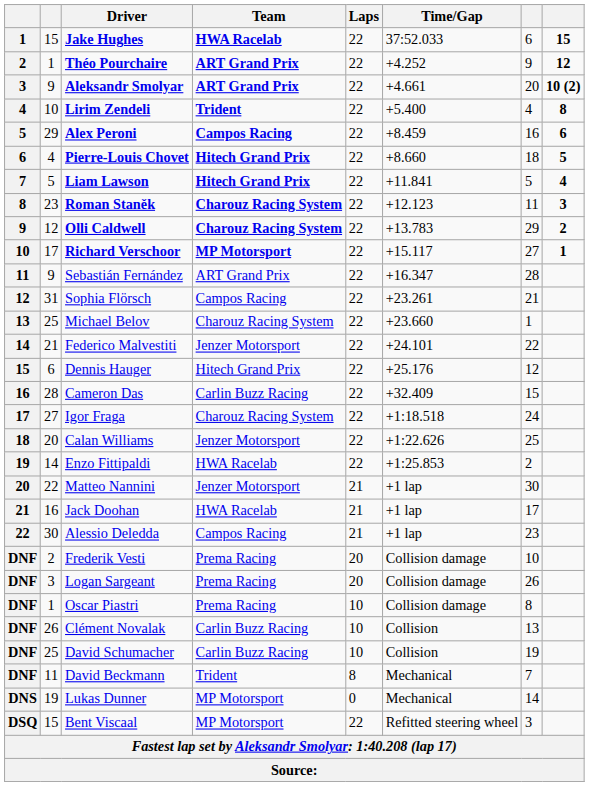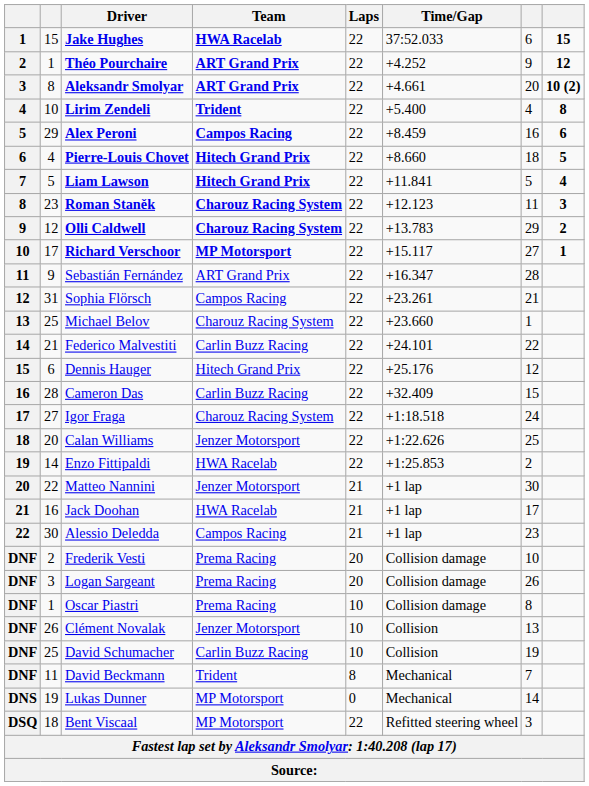(51, 86) 9 -> (51, 86) 8
(248, 345) Jenzer Motorsport -> (252, 345) Carlin Buzz Racing
(252, 628) Carlin Buzz Racing -> (248, 628) Jenzer Motorsport
(51, 722) 15 -> (51, 722) 18
